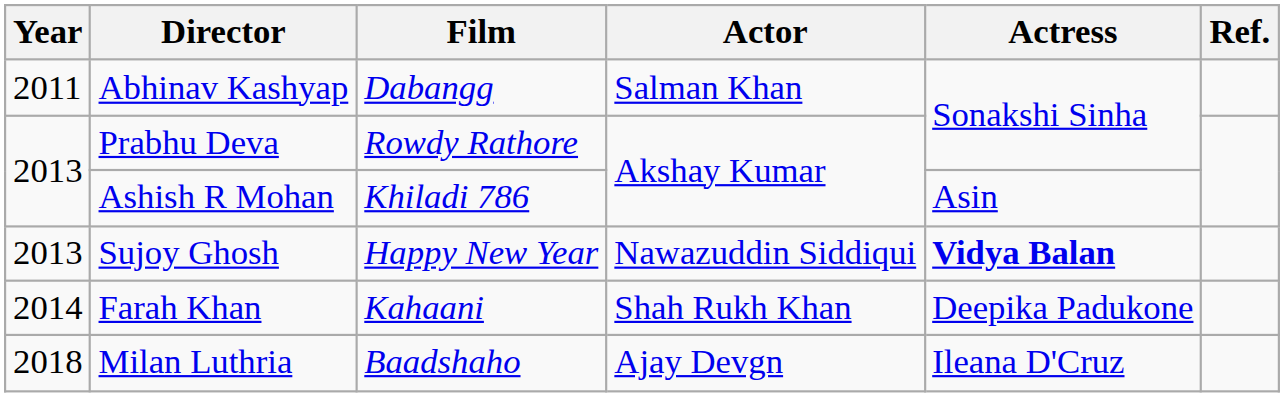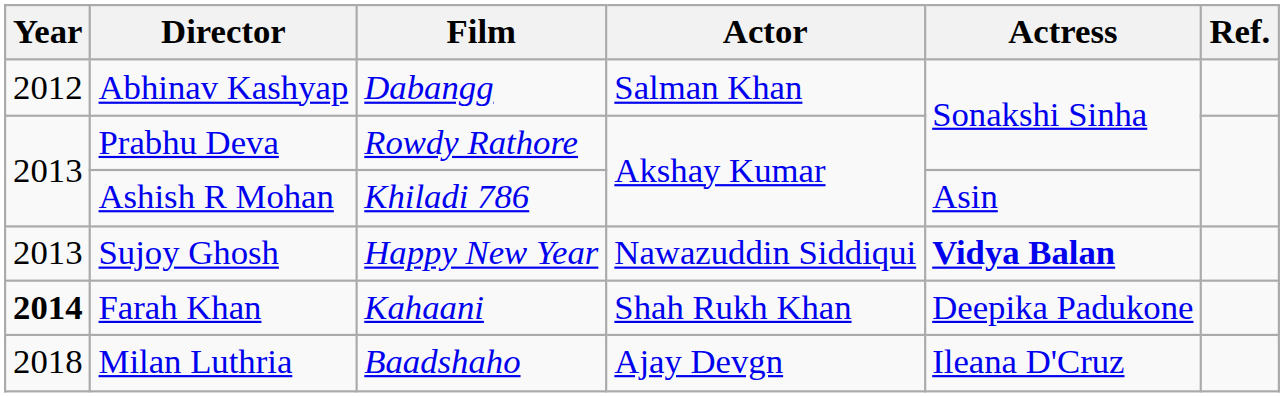(47, 87) 2011 -> (48, 87) 2012
(48, 307) normal -> (48, 307) bold
